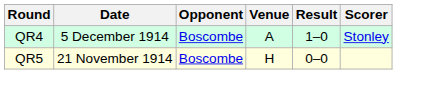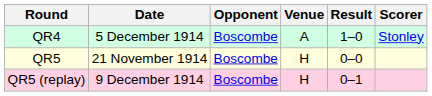+ row: (46, 79)
